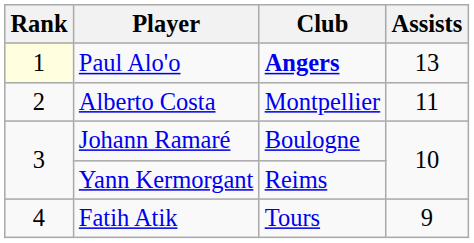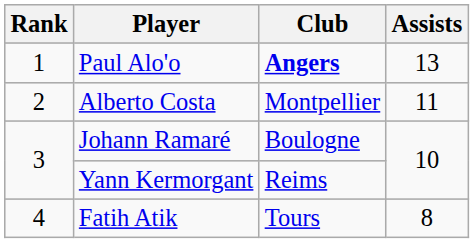(39, 62) lightyellow background -> (39, 62) no background
(427, 218) 9 -> (427, 218) 8
